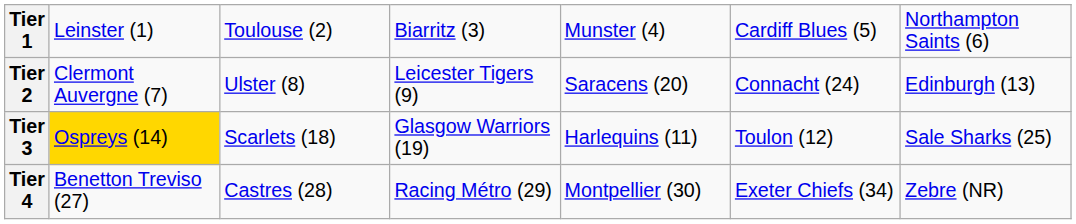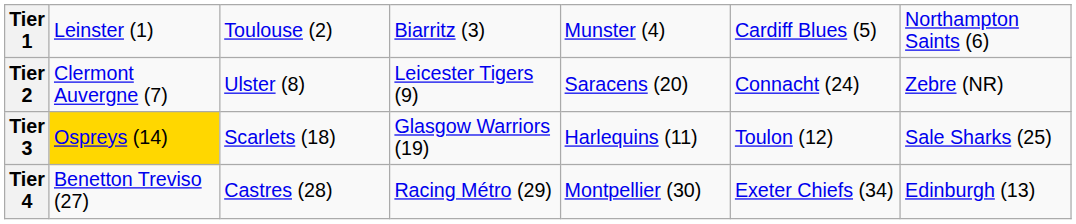(970, 84) Edinburgh (13) -> (954, 84) Zebre (NR)
(954, 191) Zebre (NR) -> (970, 191) Edinburgh (13)
